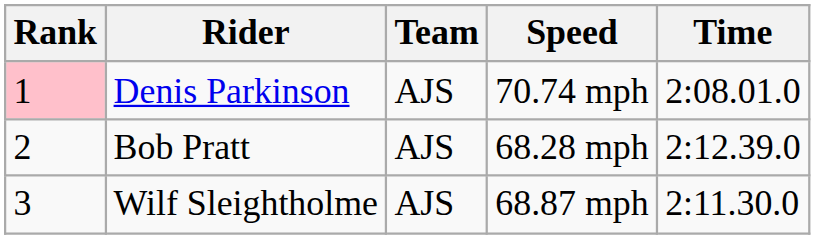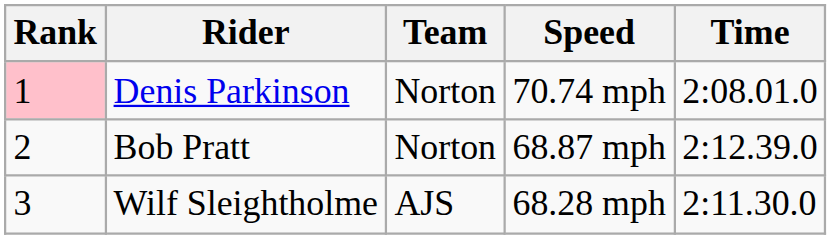(424, 89) AJS -> (445, 89) Norton
(424, 146) AJS -> (445, 146) Norton
(572, 146) 68.28 mph -> (589, 146) 68.87 mph
(572, 203) 68.87 mph -> (589, 203) 68.28 mph
